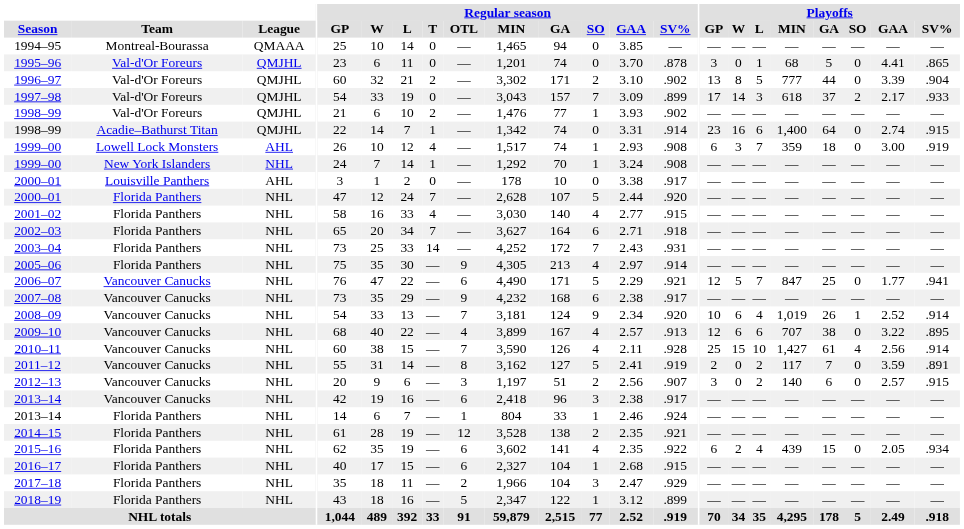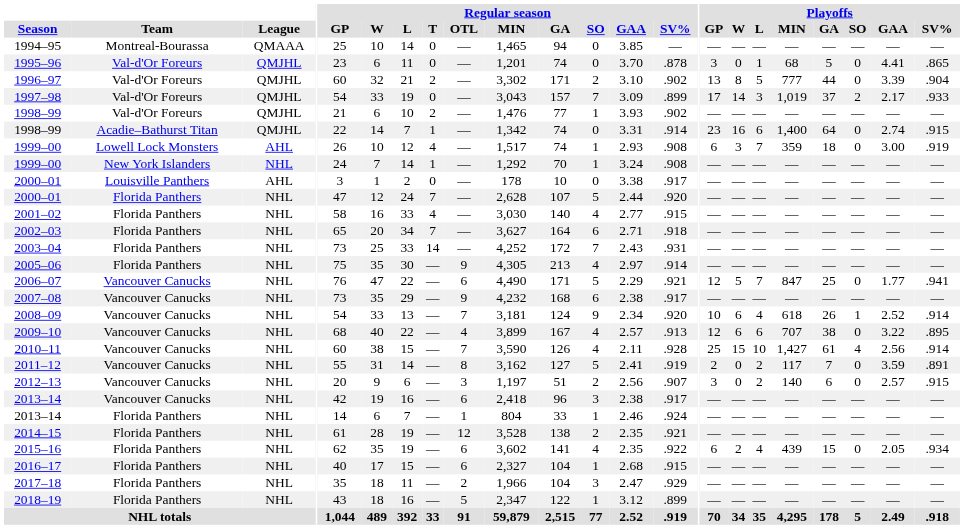(792, 96) 618 -> (792, 96) 1,019
(792, 314) 1,019 -> (792, 314) 618
